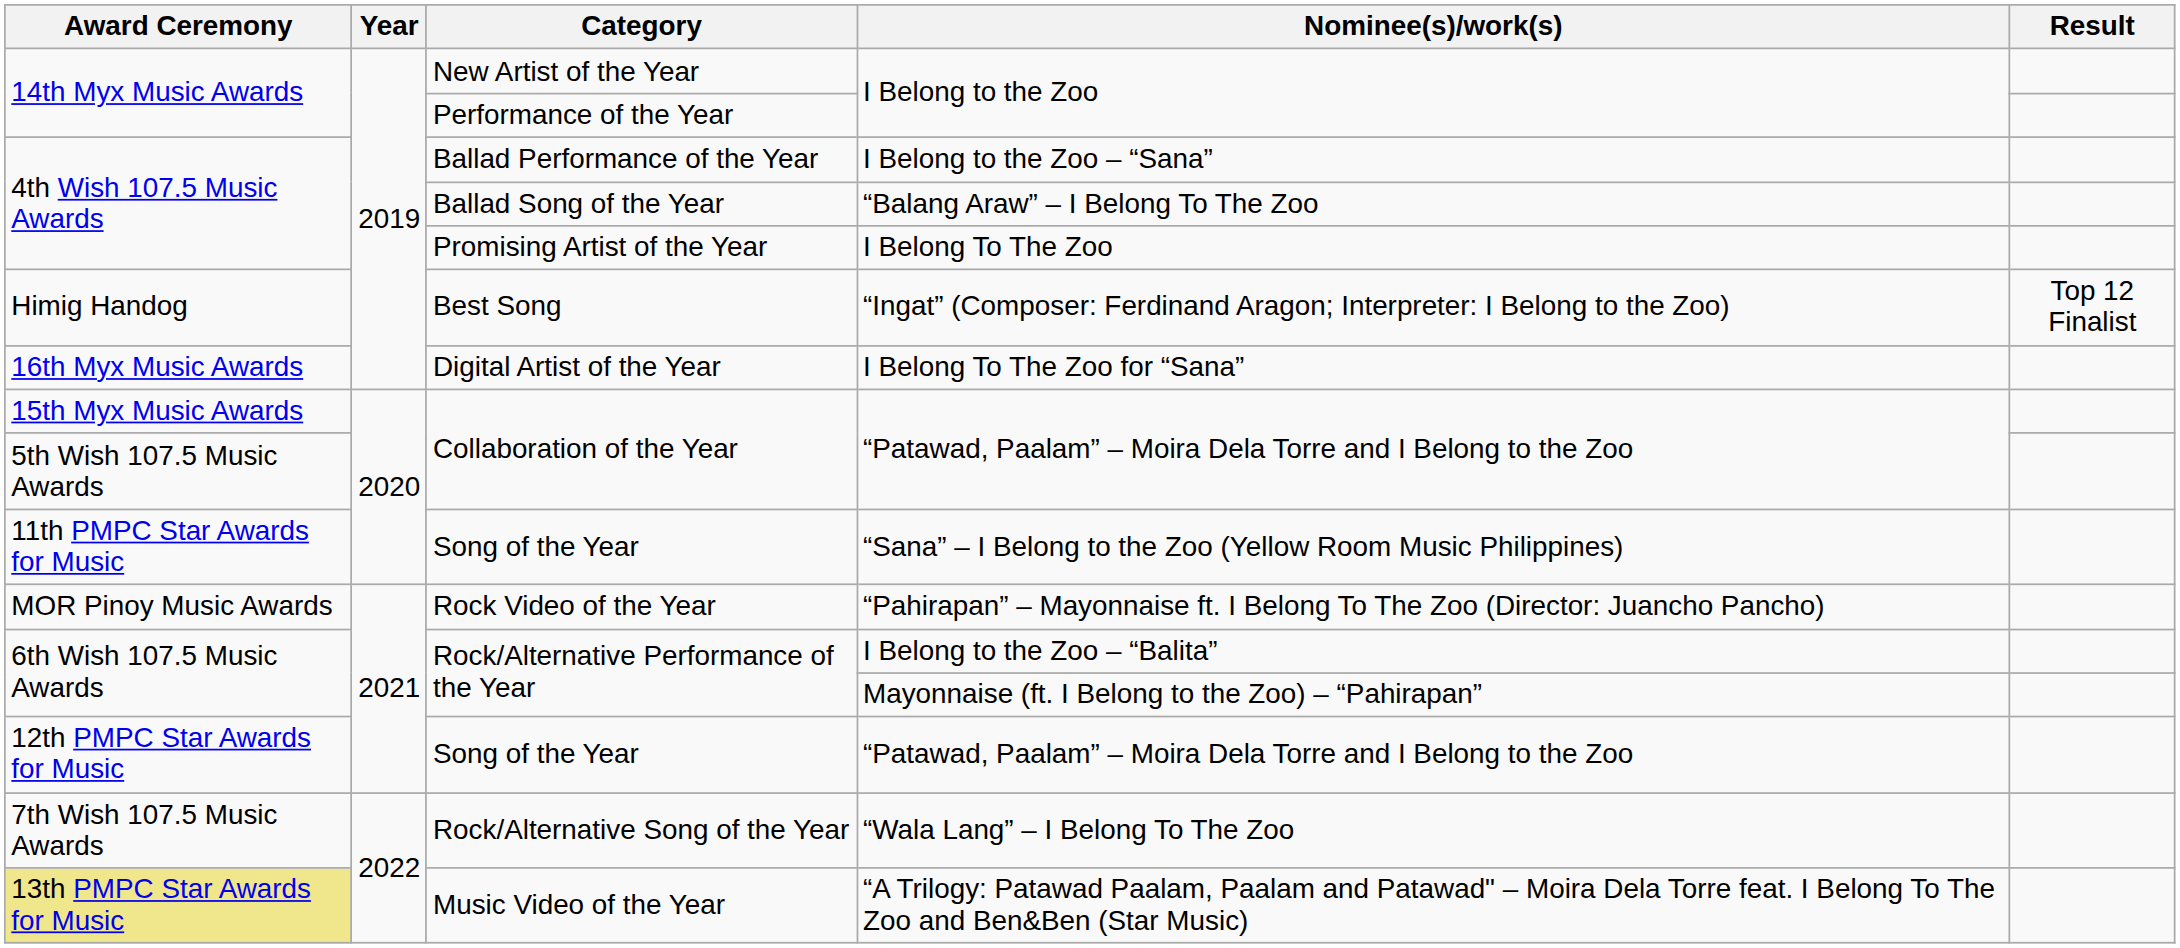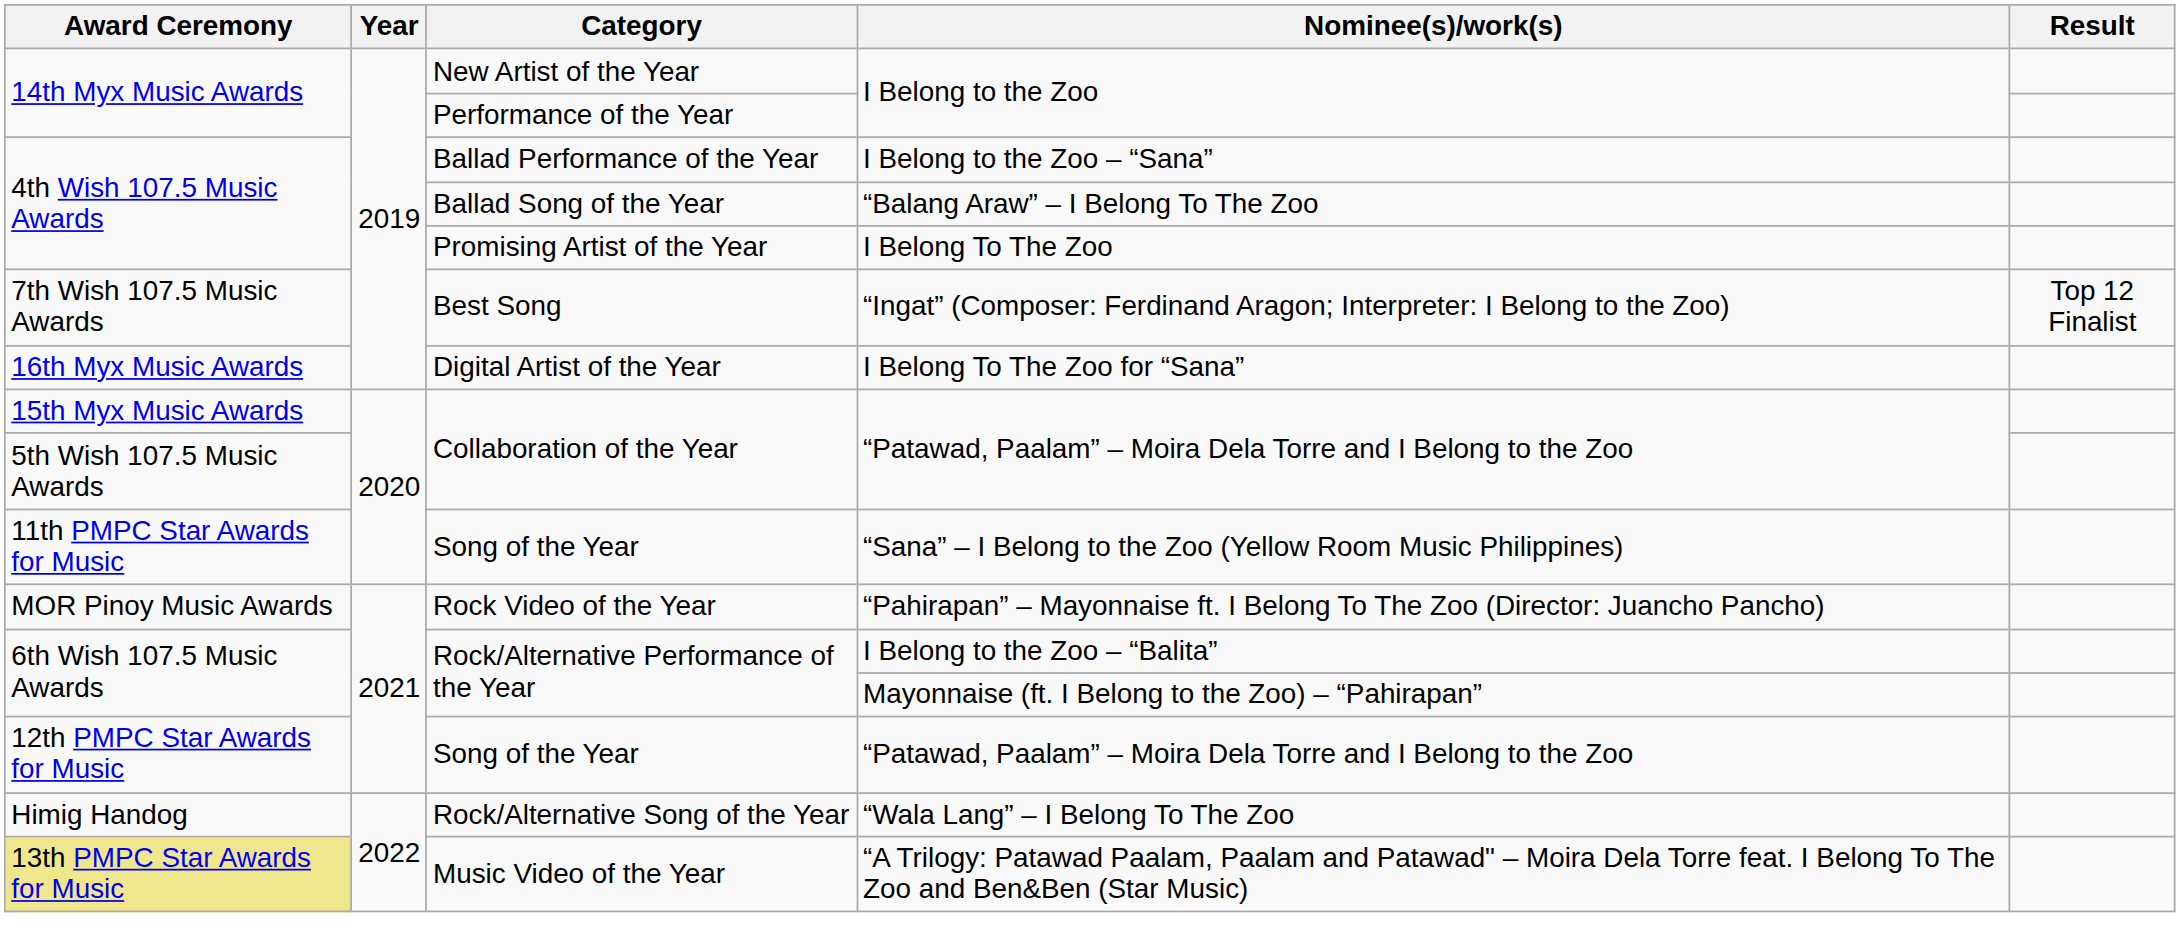(99, 307) Himig Handog -> (144, 307) 7th Wish 107.5 Music Awards
(144, 829) 7th Wish 107.5 Music Awards -> (99, 814) Himig Handog
